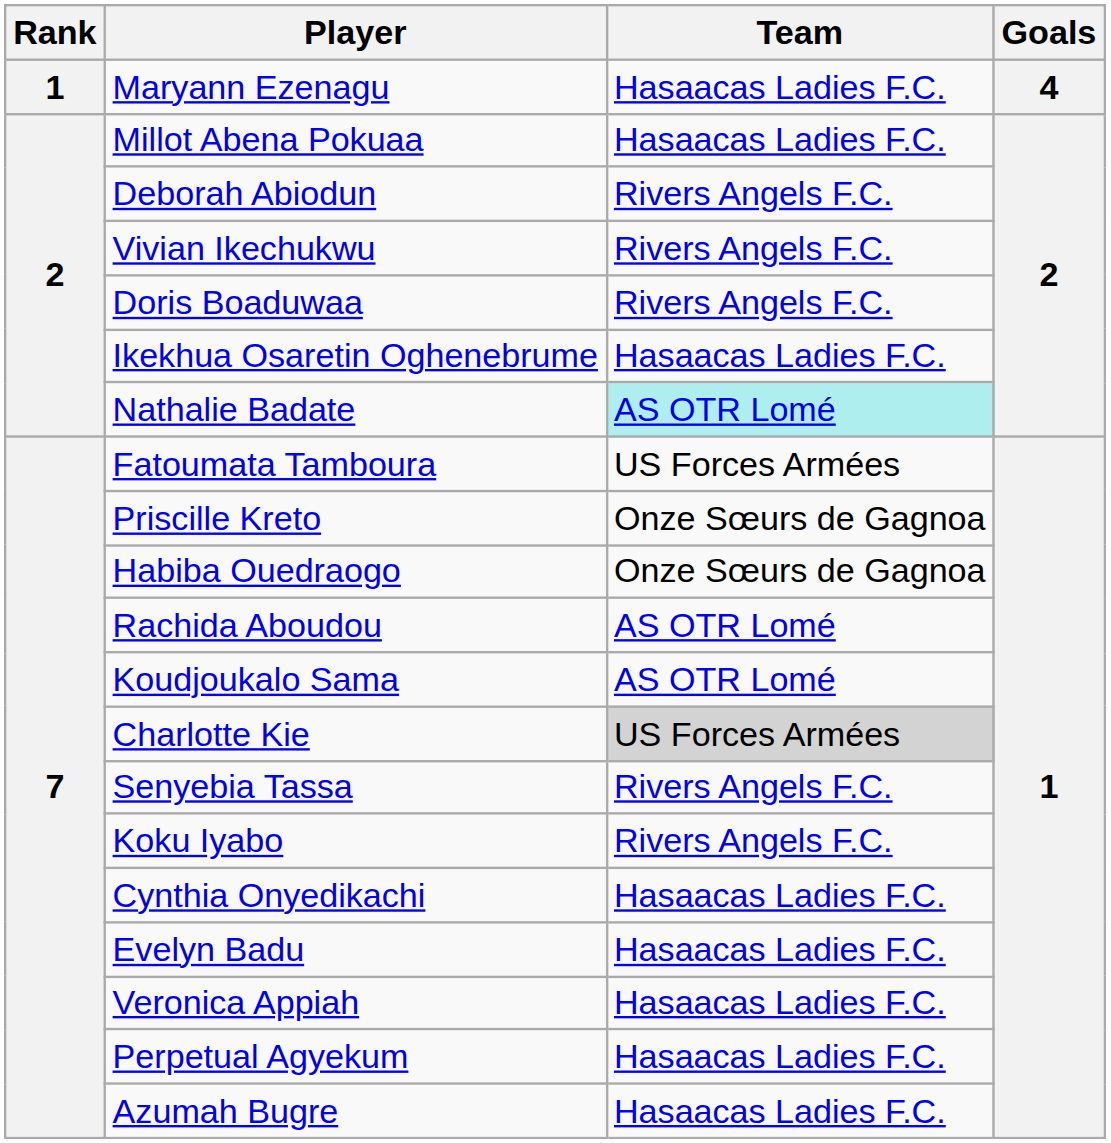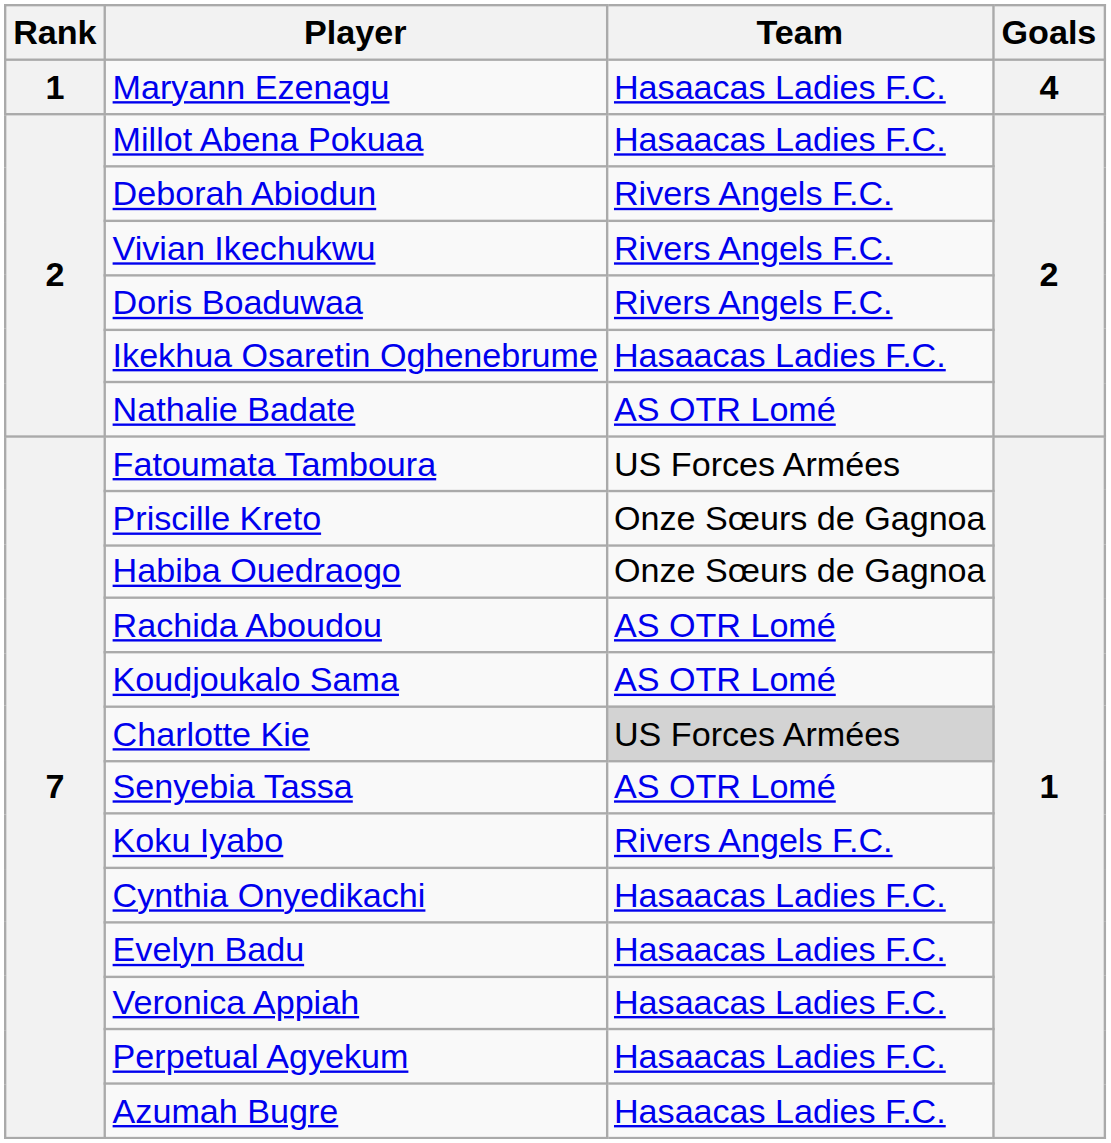(725, 410) paleturquoise background -> (725, 410) no background
(753, 787) Rivers Angels F.C. -> (725, 787) AS OTR Lomé
